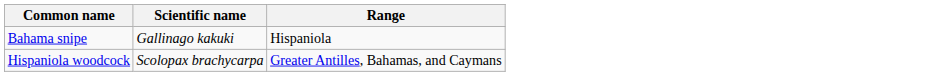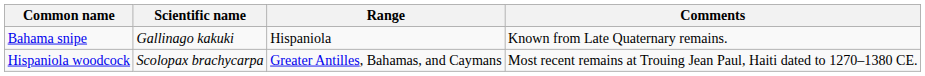+ column: (713, 15)
